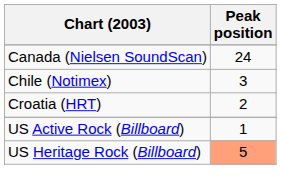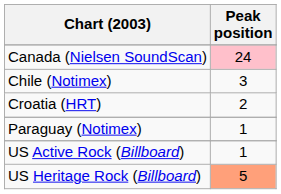(243, 57) no background -> (243, 57) pink background
+ row: (75, 128)
